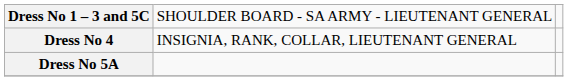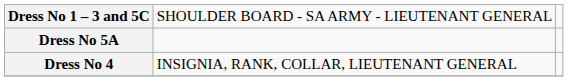rows swapped: (79, 64) <-> (79, 40)
